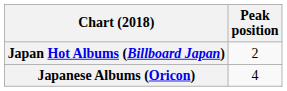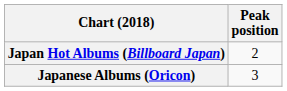(255, 75) 4 -> (255, 75) 3
